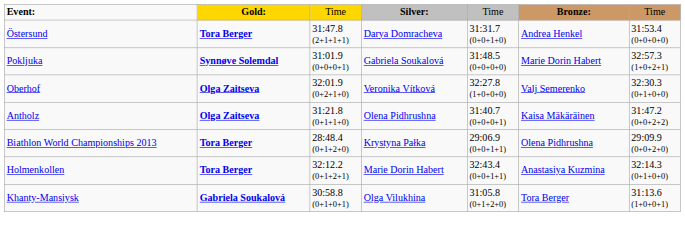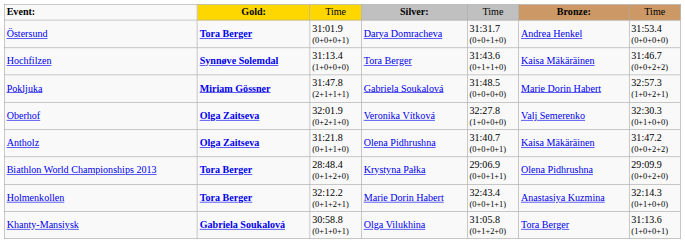(330, 34) 31:47.8 (2+1+1+1) -> (330, 34) 31:01.9 (0+0+0+1)
+ row: (29, 61)
(239, 61) Synnøve Solemdal -> (235, 88) Miriam Gössner
(330, 61) 31:01.9 (0+0+0+1) -> (330, 88) 31:47.8 (2+1+1+1)
